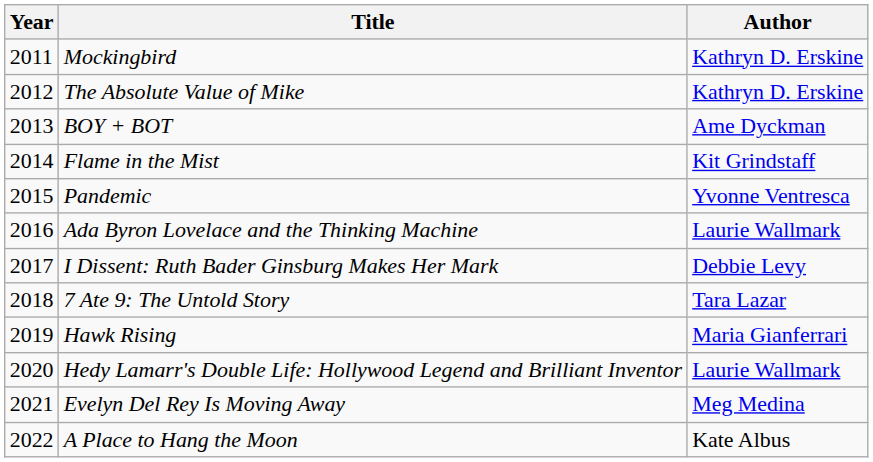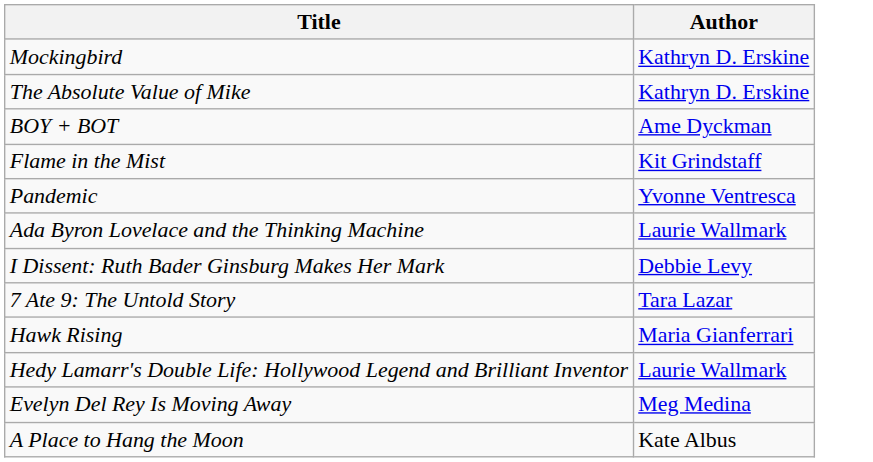- column: (32, 21)
